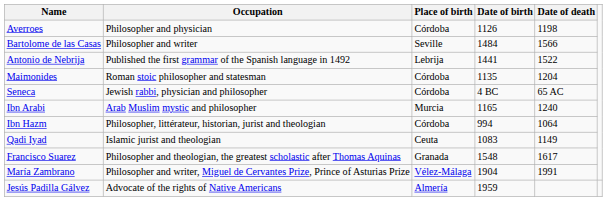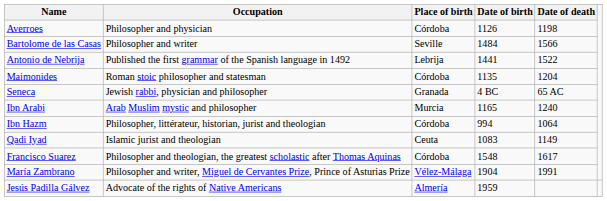(432, 92) Córdoba -> (432, 92) Granada
(432, 156) Granada -> (432, 156) Córdoba
